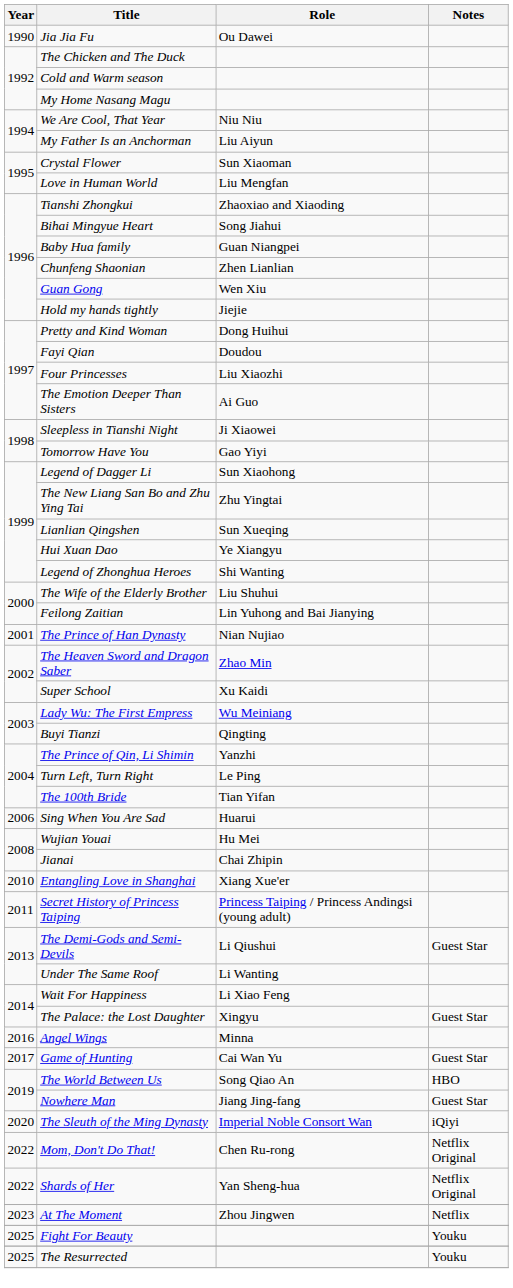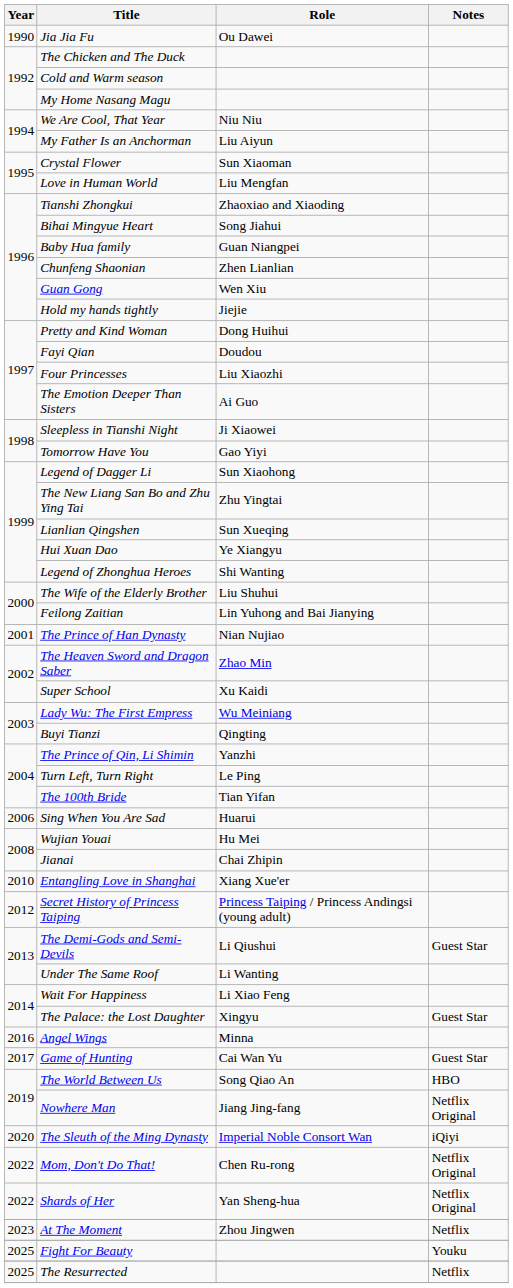(21, 909) 2011 -> (21, 909) 2012
(460, 1100) Guest Star -> (454, 1108) Netflix Original
(449, 1256) Youku -> (451, 1271) Netflix
